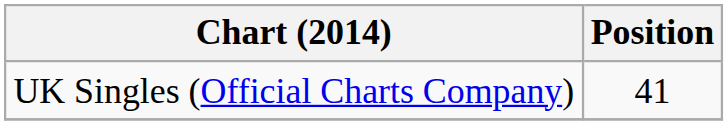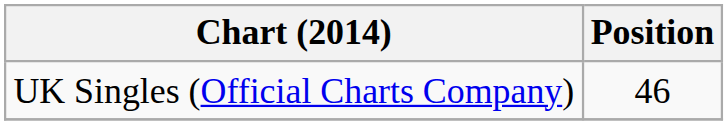(652, 89) 41 -> (652, 89) 46
